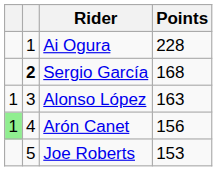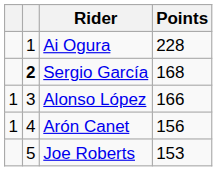(170, 99) 163 -> (170, 99) 166
(13, 126) lightgreen background -> (13, 126) no background
